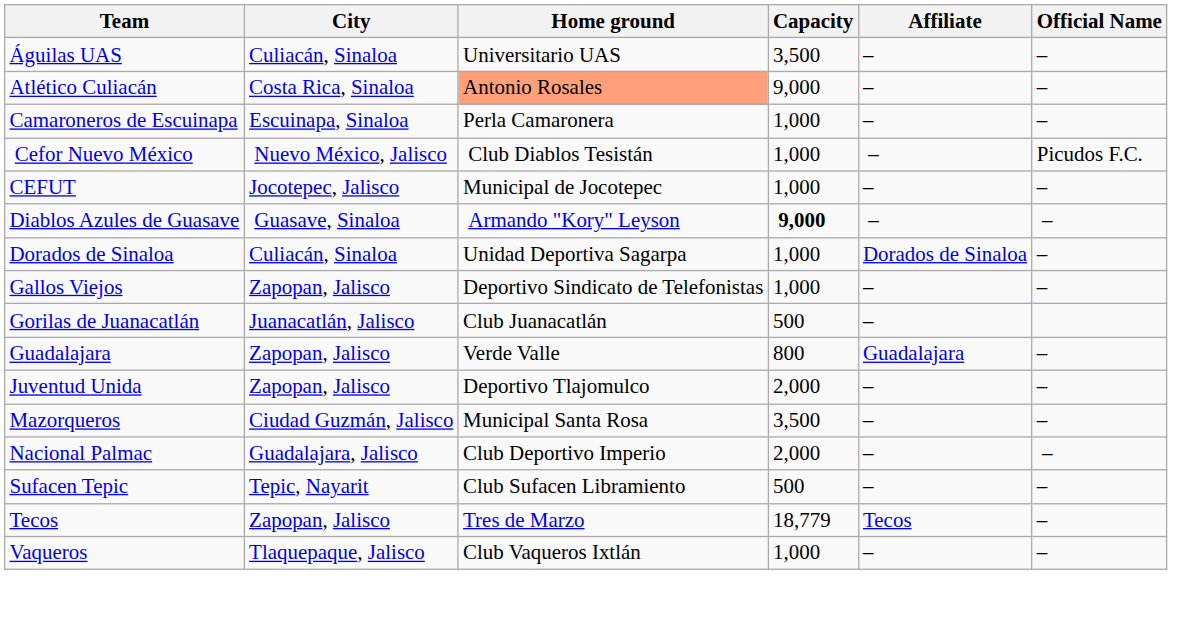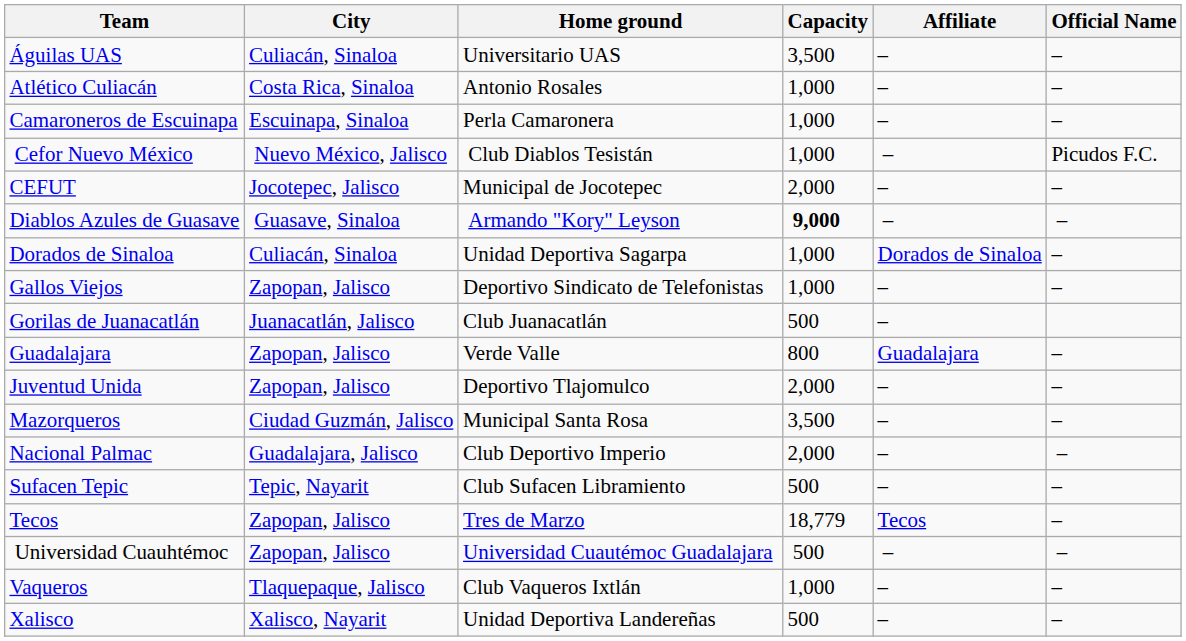(533, 87) lightsalmon background -> (533, 87) no background
(797, 87) 9,000 -> (811, 87) 1,000
(797, 187) 1,000 -> (811, 187) 2,000
+ row: (119, 552)
+ row: (41, 619)
